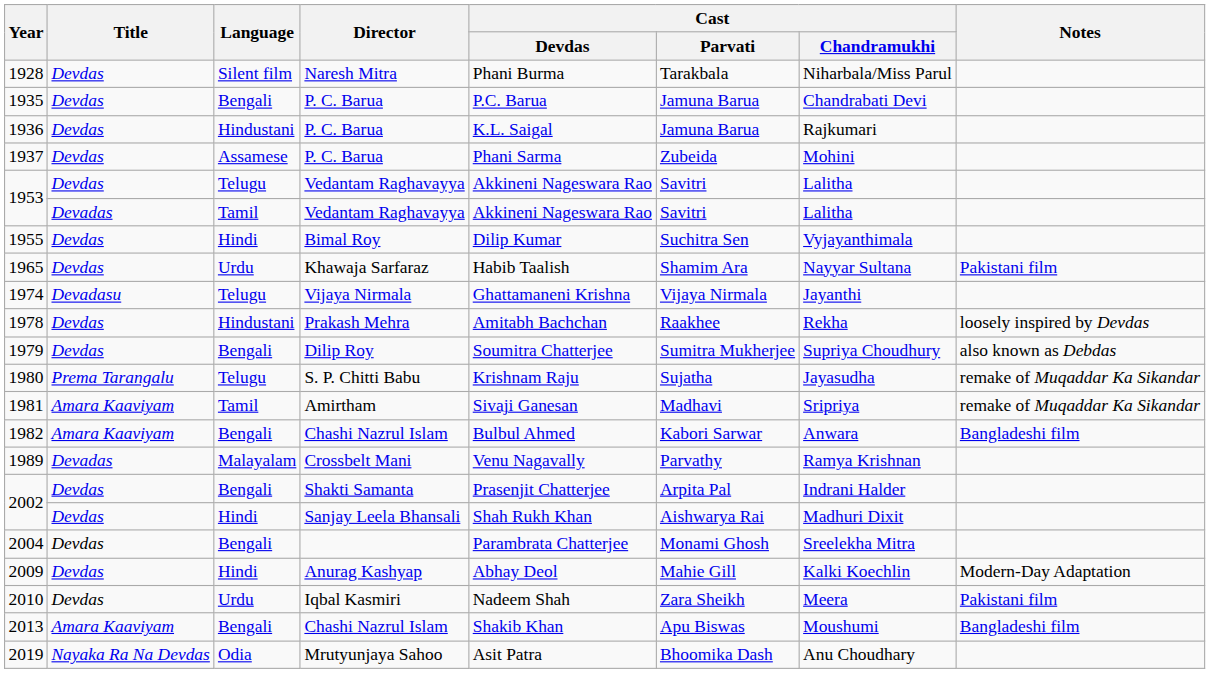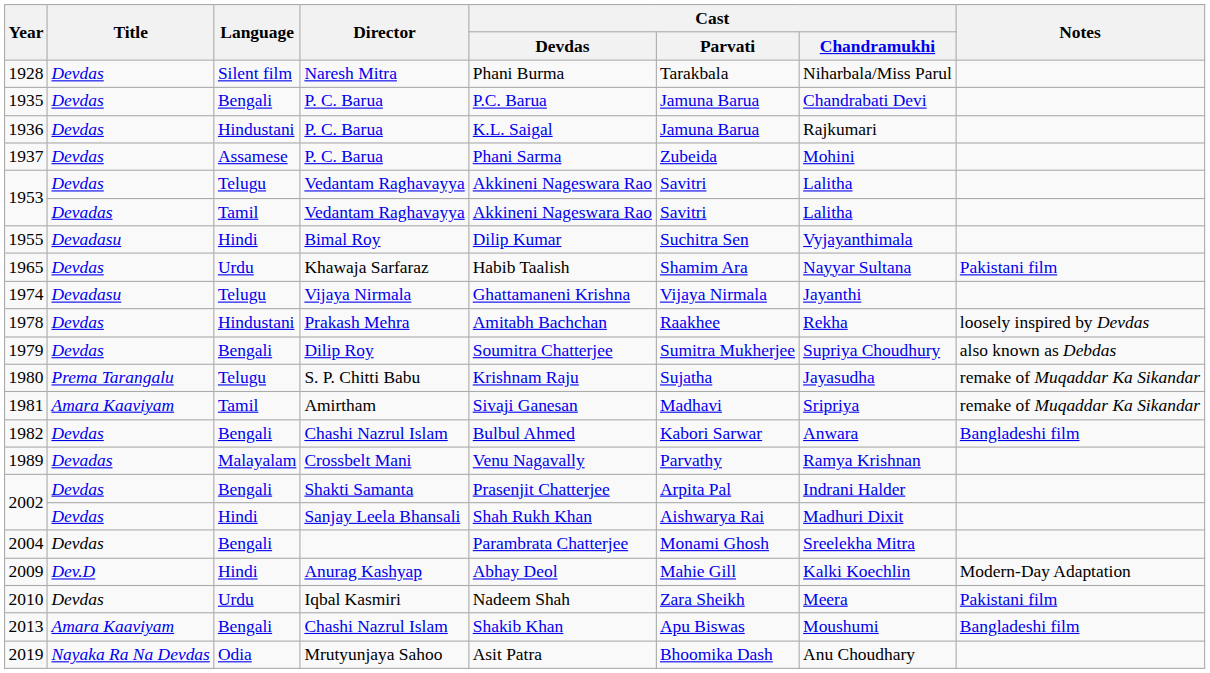(78, 239) Devdas -> (86, 239) Devadasu
(113, 433) Amara Kaaviyam -> (78, 433) Devdas
(78, 571) Devdas -> (73, 571) Dev.D
